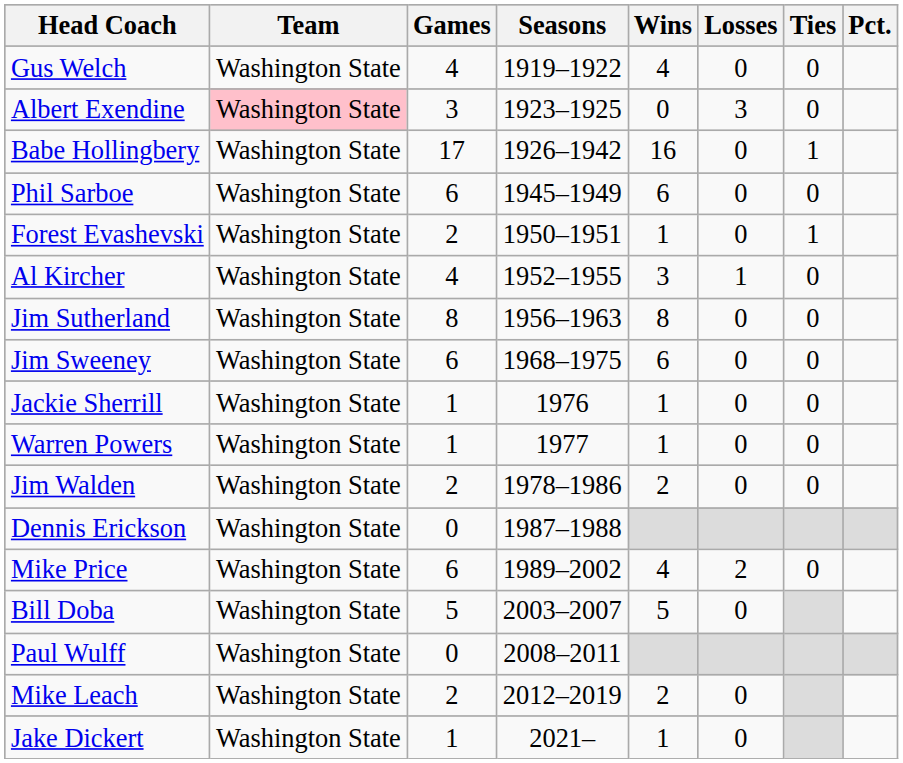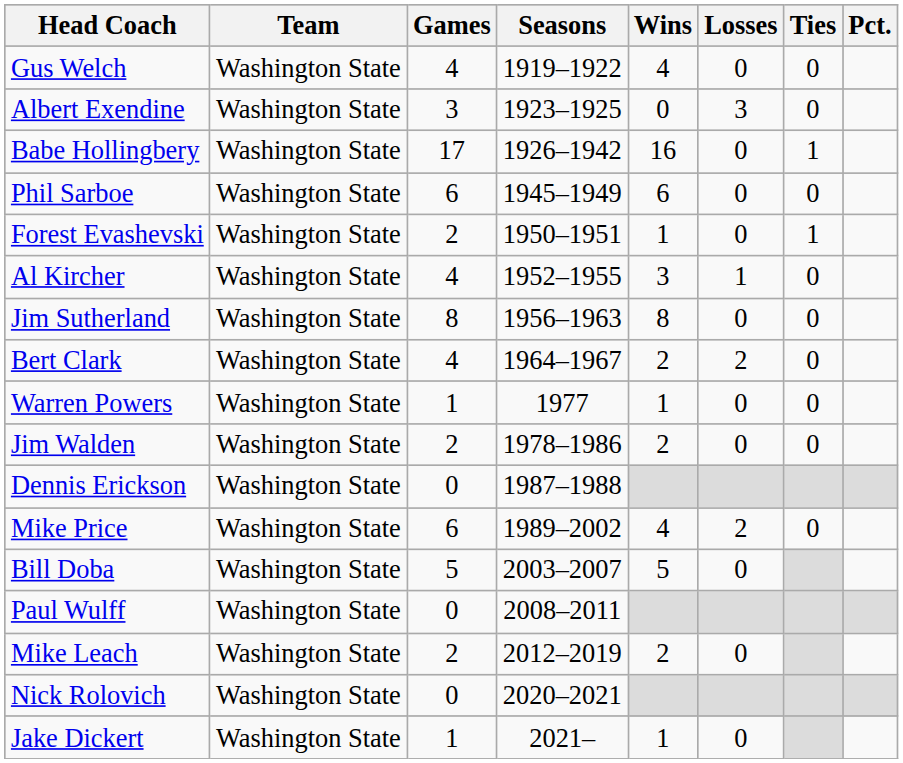(308, 109) pink background -> (308, 109) no background
+ row: (66, 360)
- row: (81, 360)
- row: (87, 402)
+ row: (88, 695)
